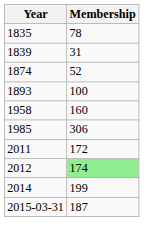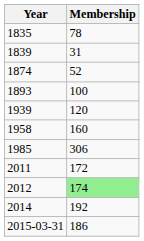+ row: (19, 110)
(79, 187) 199 -> (79, 206) 192
(79, 206) 187 -> (79, 226) 186
